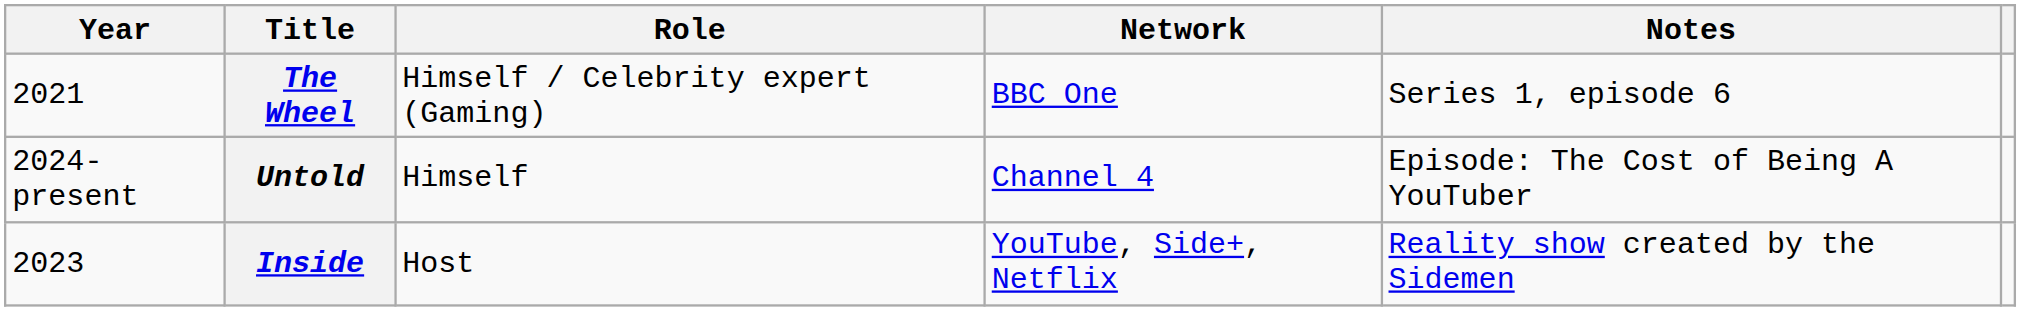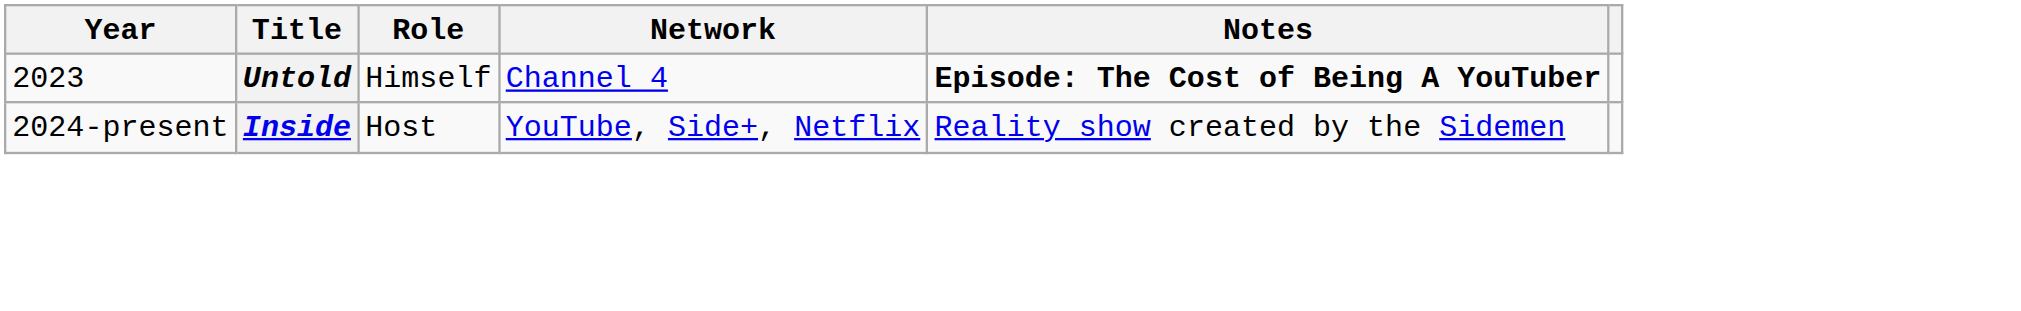- row: (310, 96)
(75, 179) 2024-present -> (48, 79) 2023
(1641, 179) normal -> (1268, 79) bold
(48, 263) 2023 -> (120, 128) 2024-present
